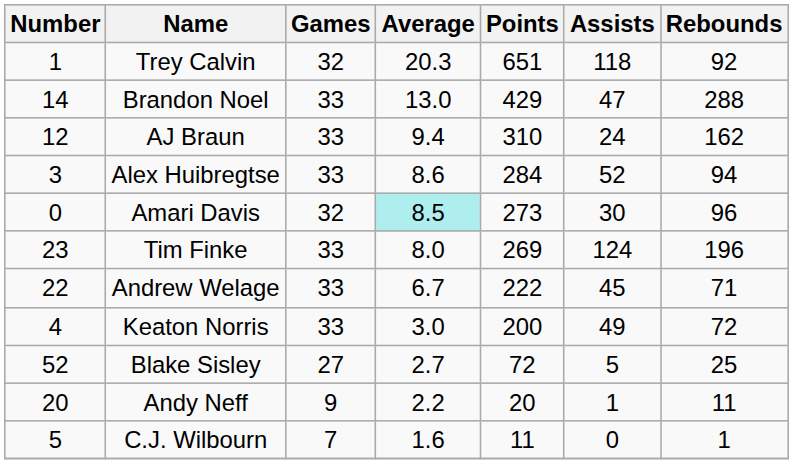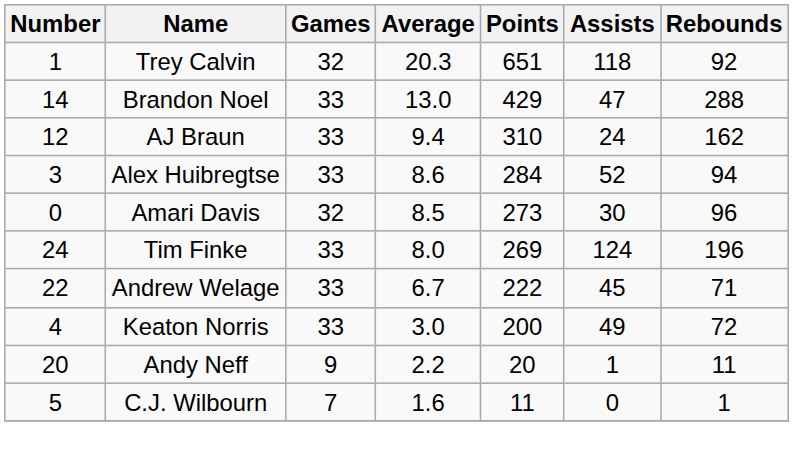(428, 213) paleturquoise background -> (428, 213) no background
(55, 251) 23 -> (55, 251) 24
- row: (196, 364)
